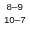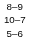+ row: (15, 33)
